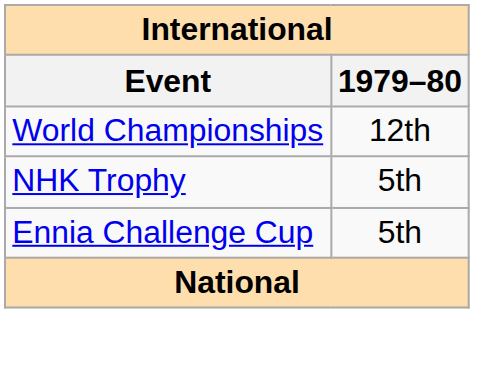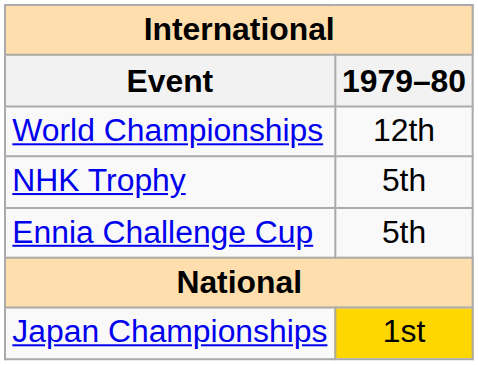+ row: (170, 332)
